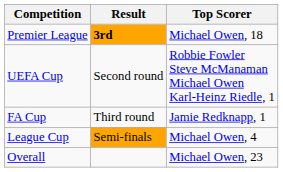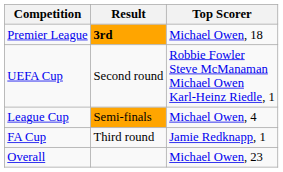rows swapped: (27, 117) <-> (38, 137)
